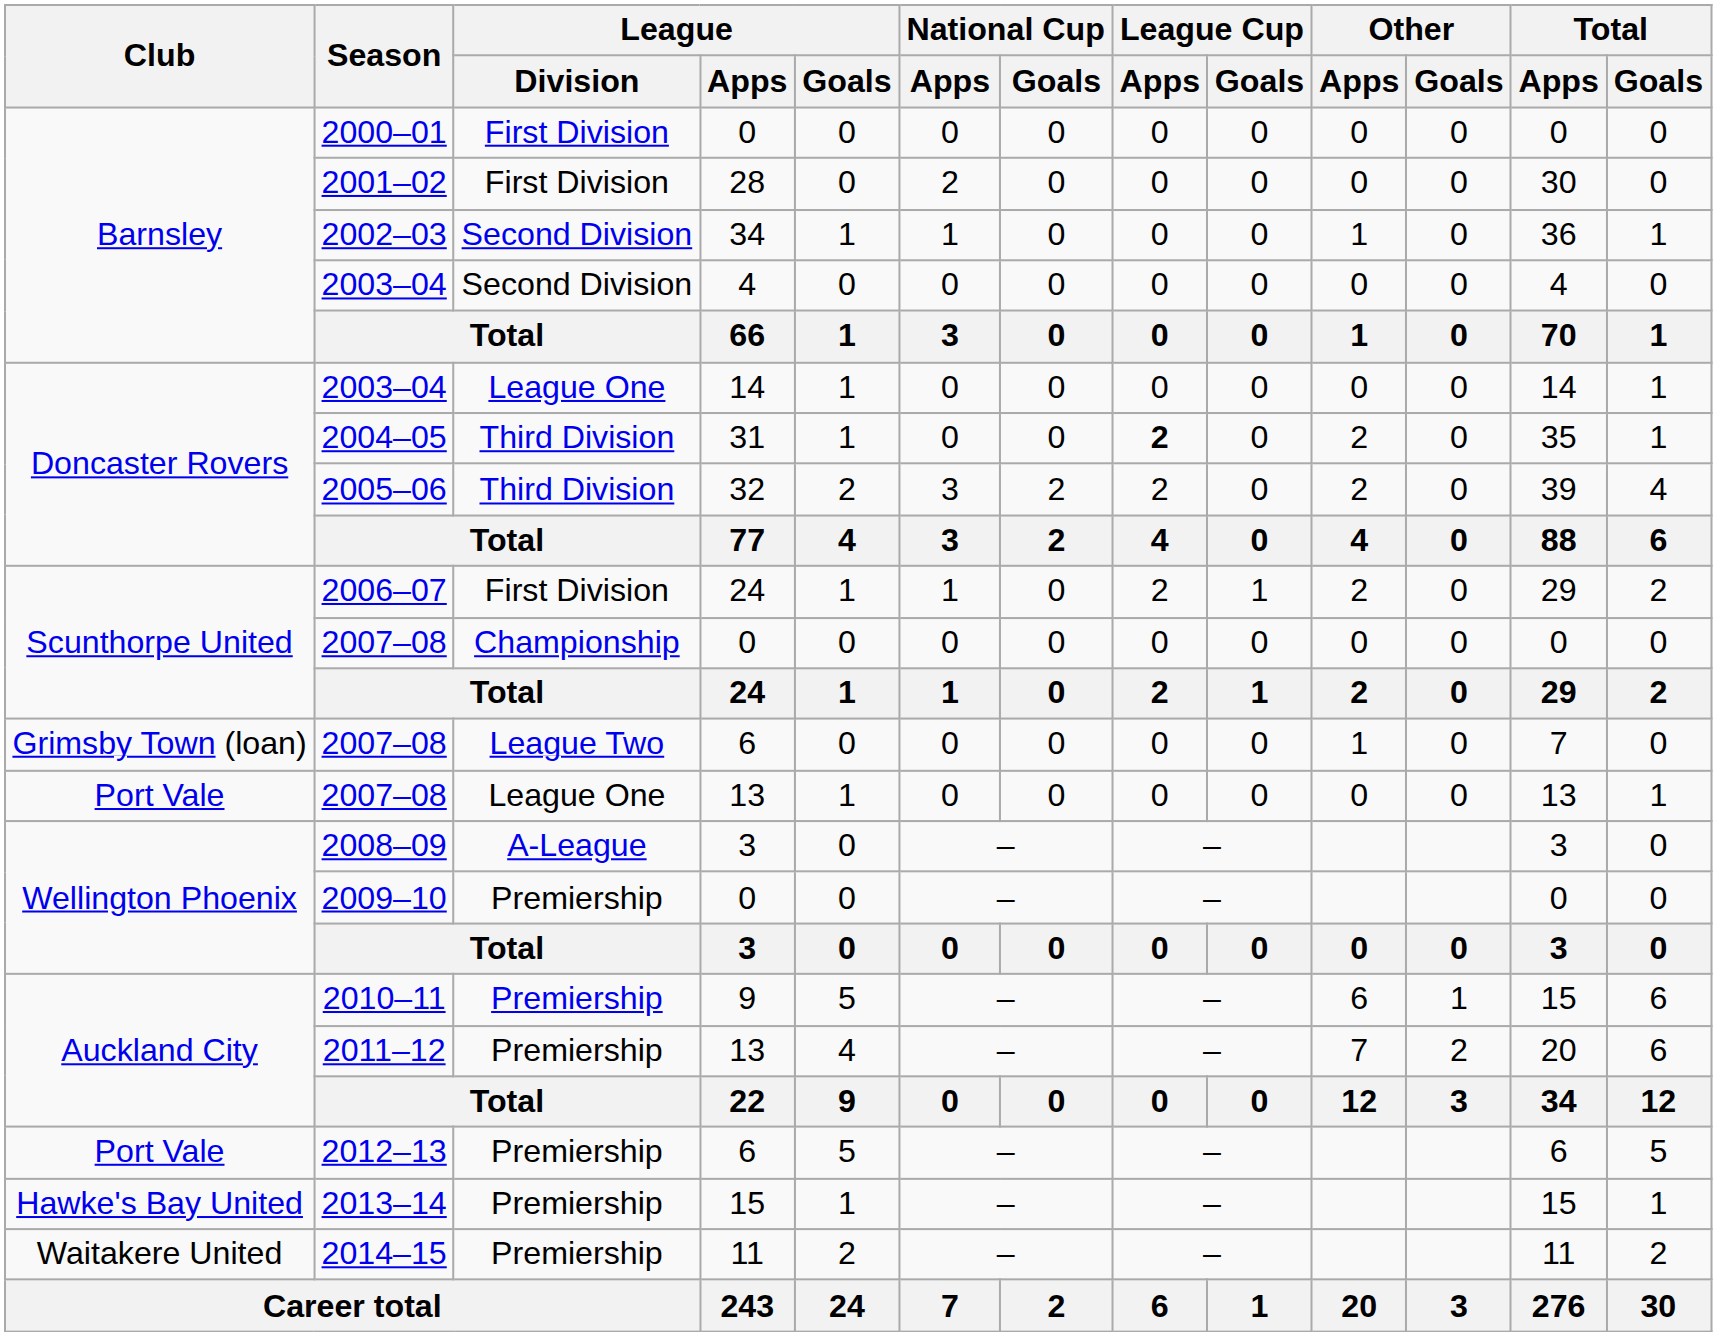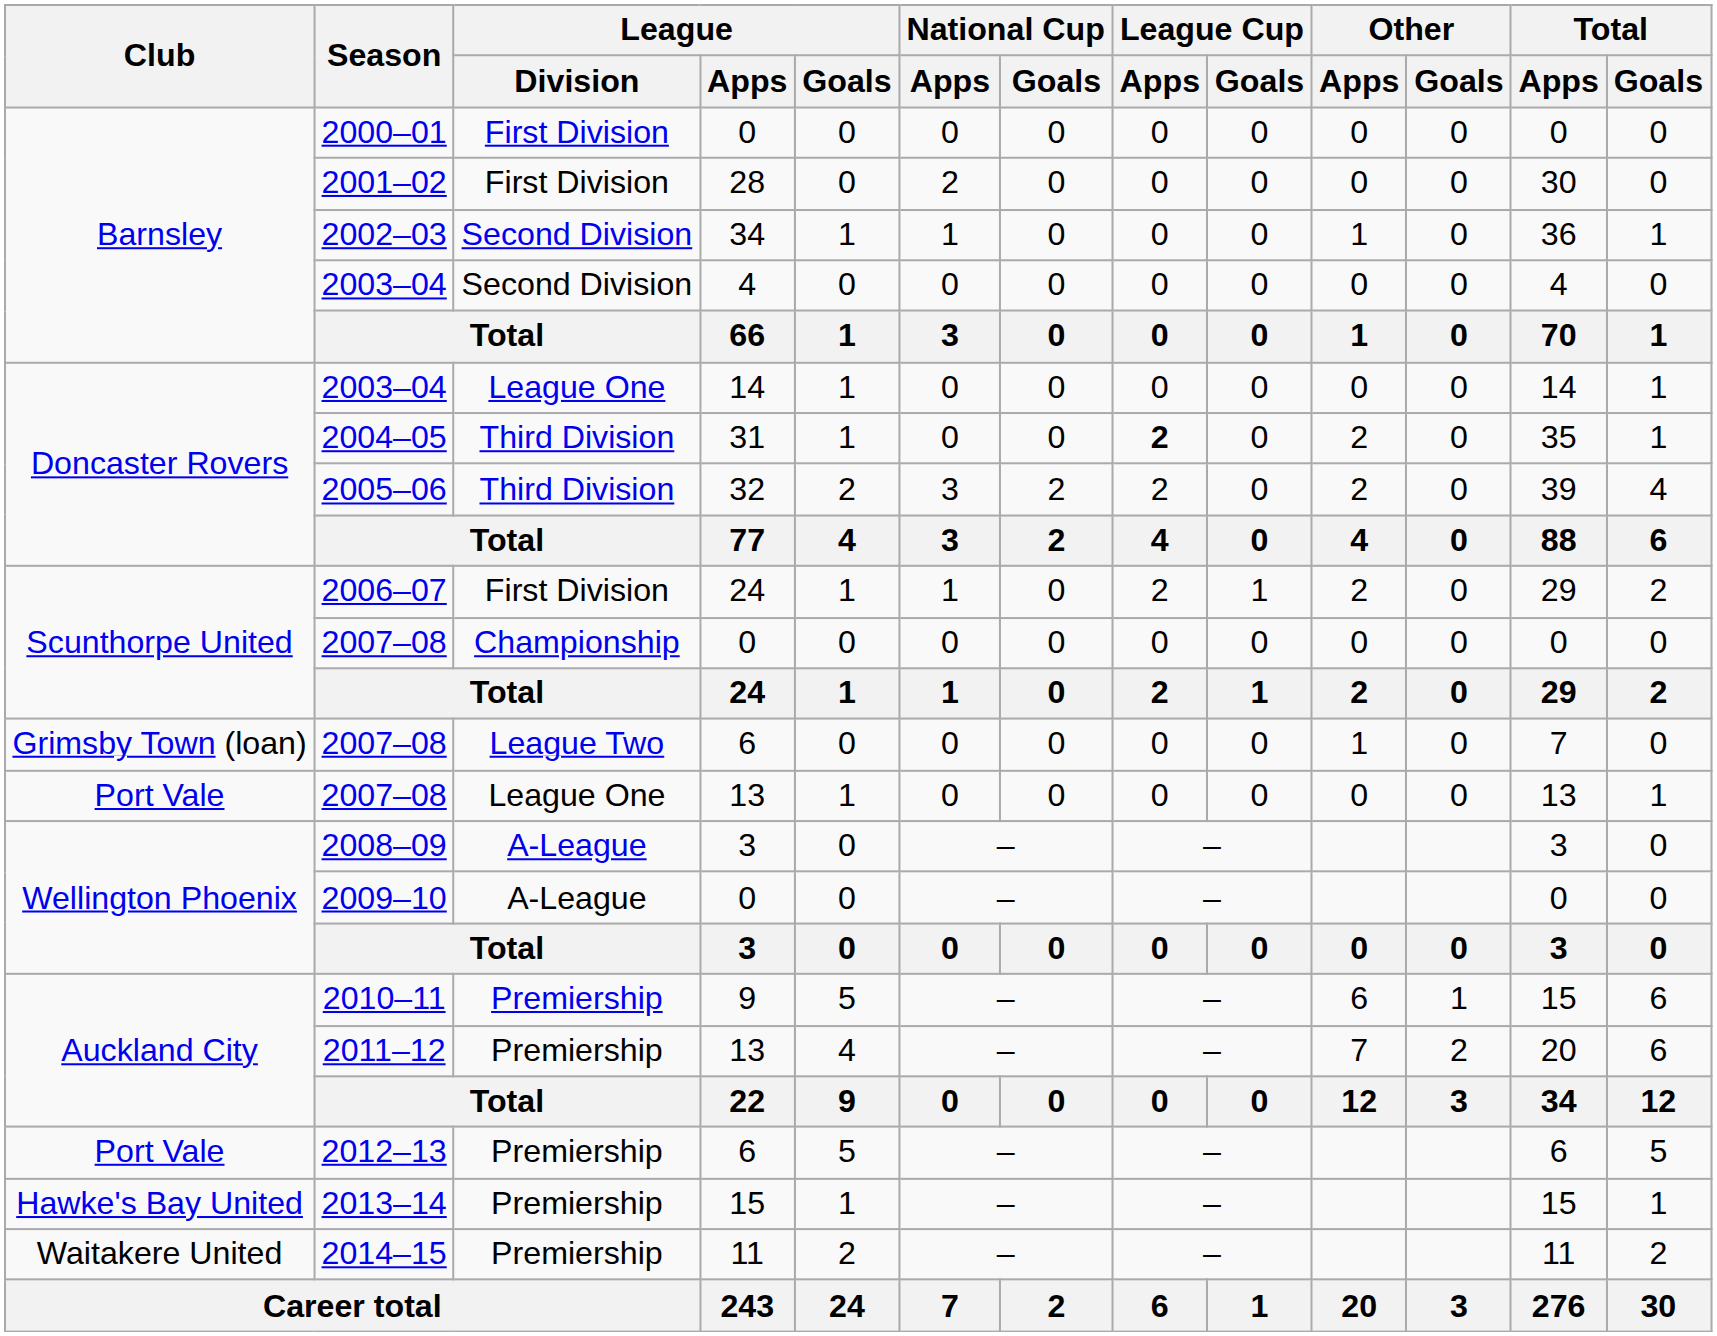(577, 897) Premiership -> (577, 897) A-League
